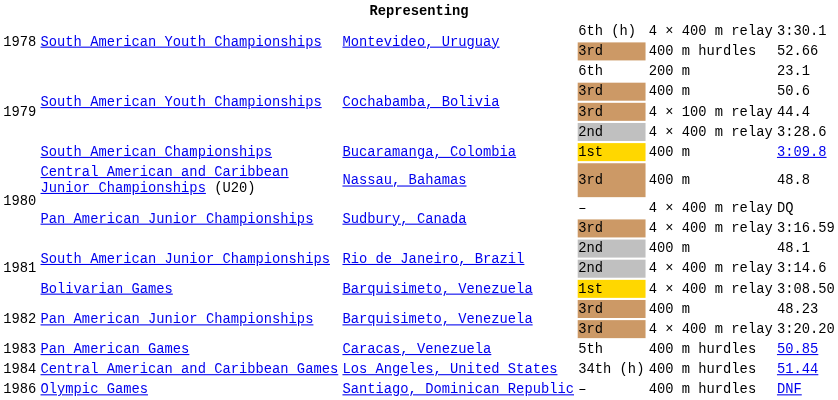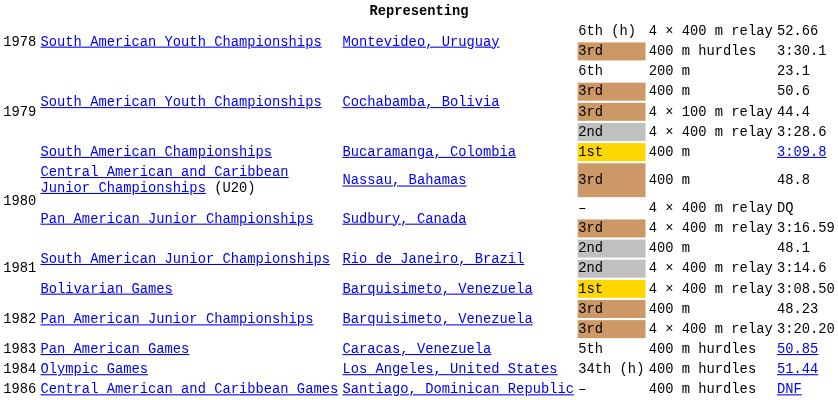(802, 31) 3:30.1 -> (798, 31) 52.66
(798, 51) 52.66 -> (802, 51) 3:30.1
(189, 369) Central American and Caribbean Games -> (94, 369) Olympic Games
(94, 390) Olympic Games -> (189, 390) Central American and Caribbean Games
